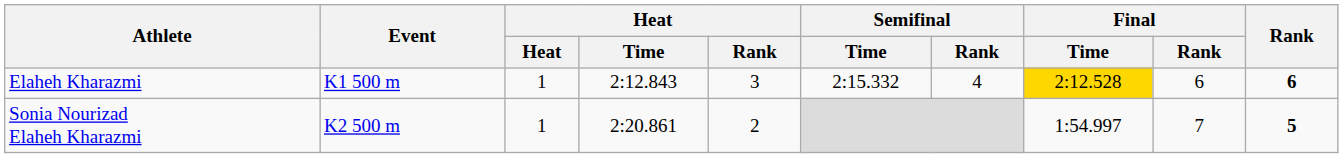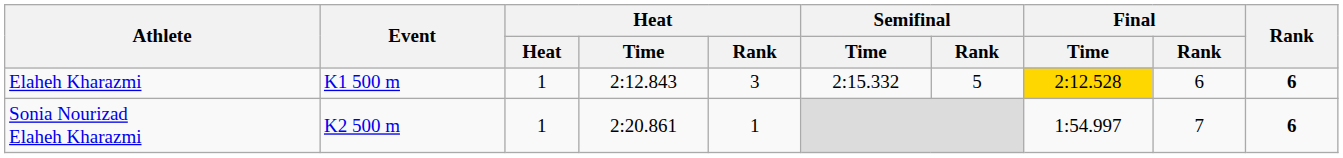(977, 83) 4 -> (977, 83) 5
(755, 125) 2 -> (755, 125) 1
(1292, 125) 5 -> (1292, 125) 6
